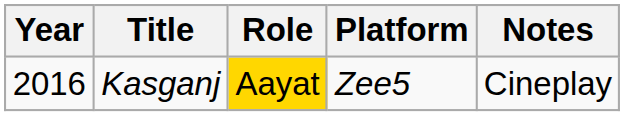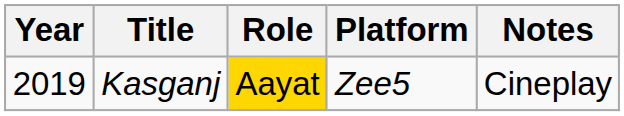(49, 82) 2016 -> (49, 82) 2019
